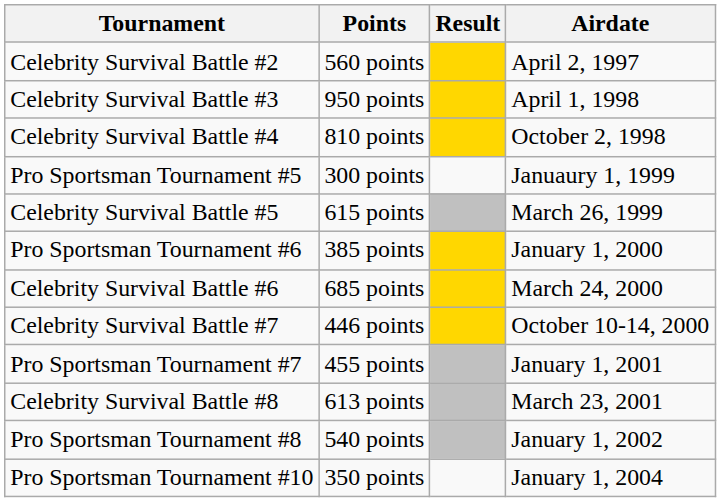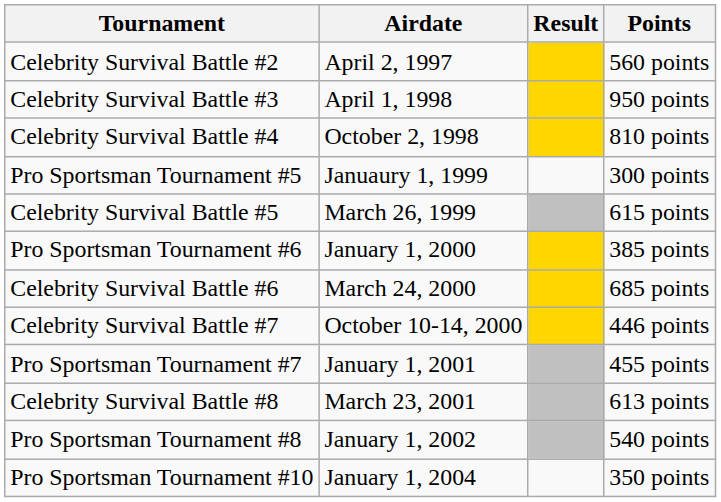columns swapped: (610, 23) <-> (374, 23)
